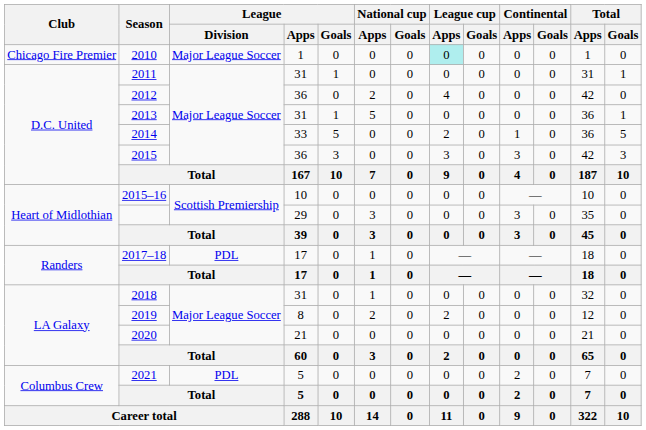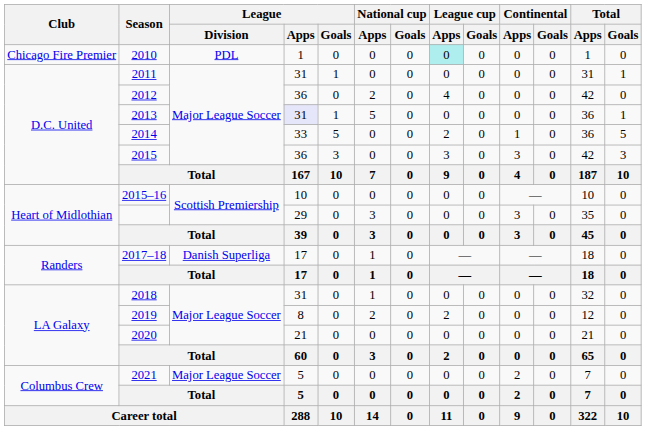(226, 54) Major League Soccer -> (226, 54) PDL
(301, 114) no background -> (301, 114) lavender background
(226, 255) PDL -> (226, 255) Danish Superliga
(226, 375) PDL -> (226, 375) Major League Soccer
